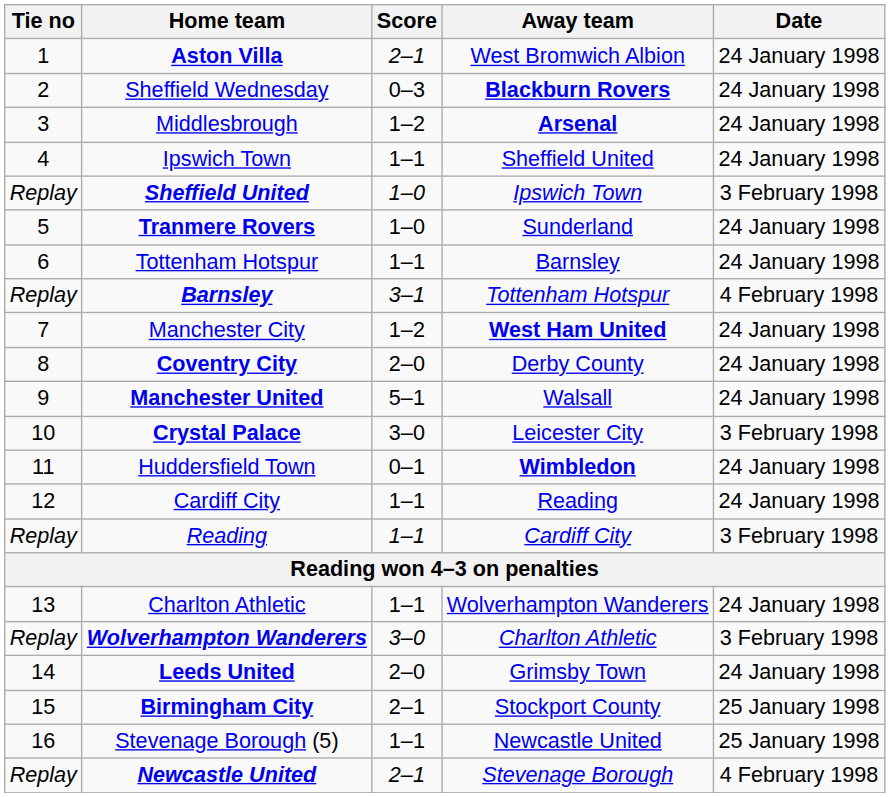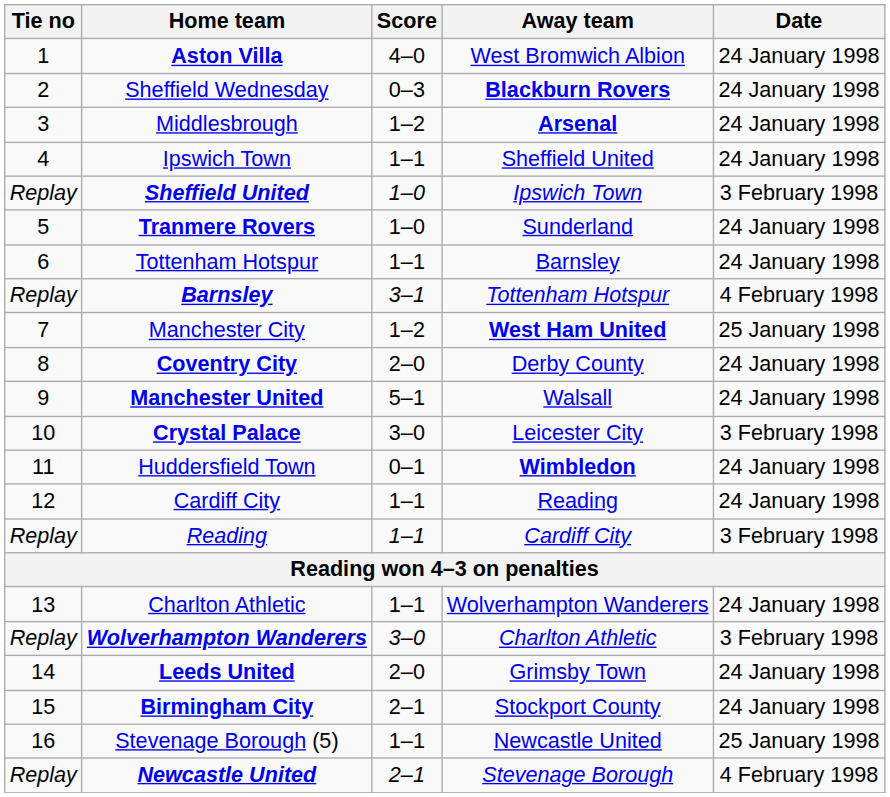(407, 55) 2–1 -> (407, 55) 4–0
(799, 329) 24 January 1998 -> (799, 329) 25 January 1998
(799, 706) 25 January 1998 -> (799, 706) 24 January 1998
